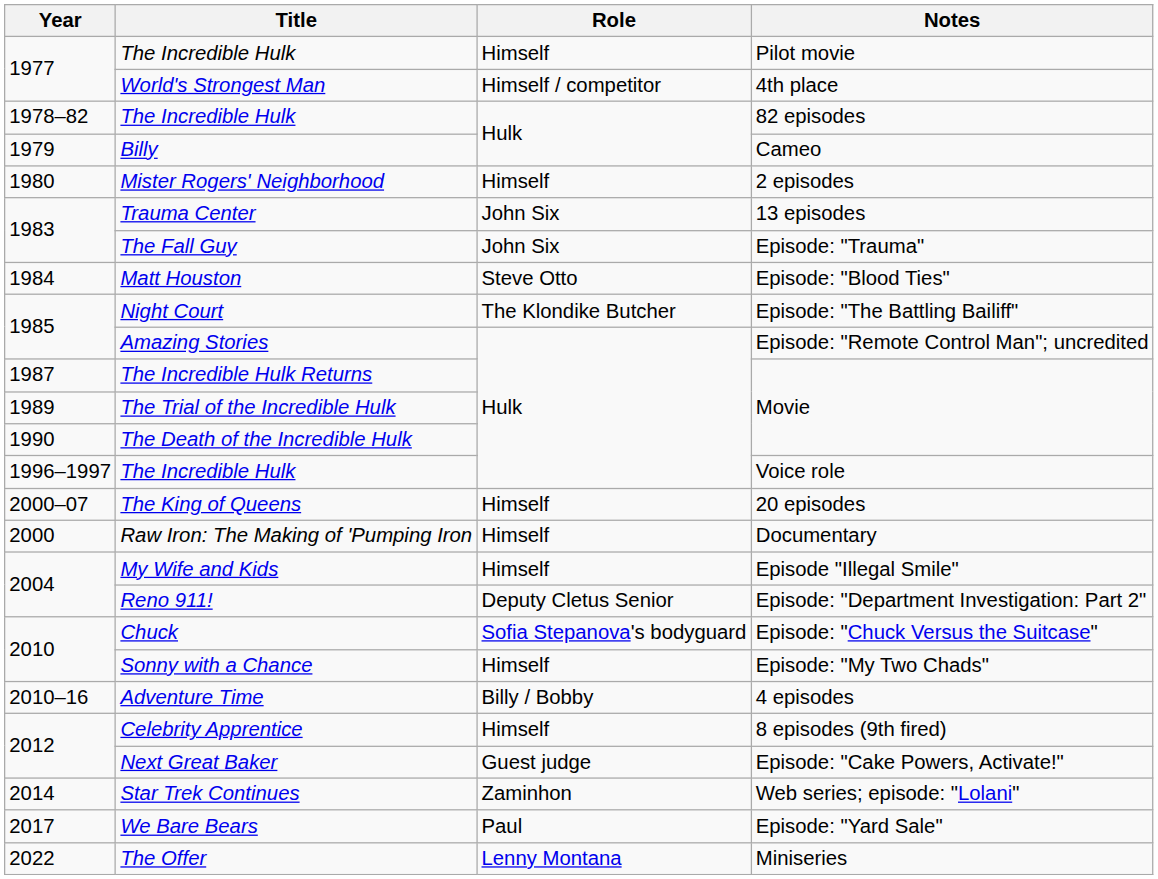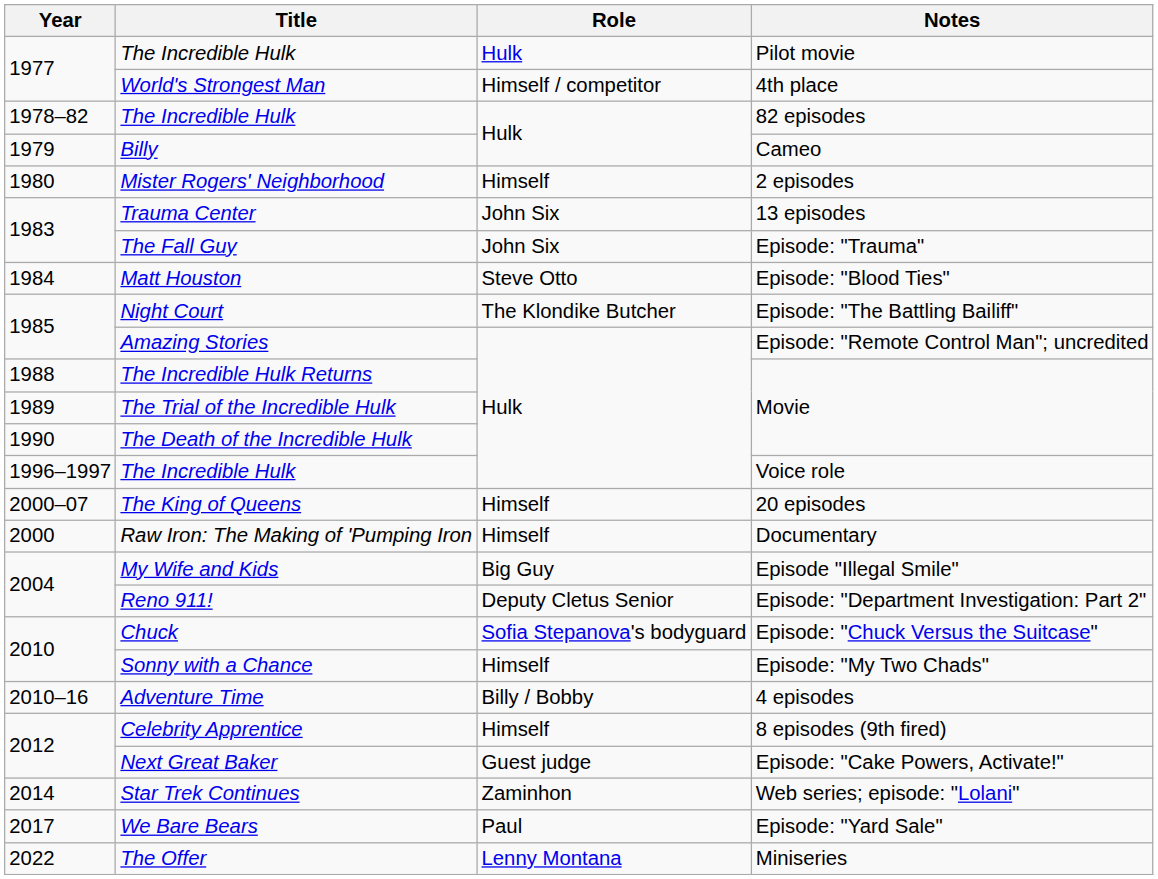(515, 52) Himself -> (502, 52) Hulk
(32, 375) 1987 -> (32, 375) 1988
(515, 568) Himself -> (518, 568) Big Guy
